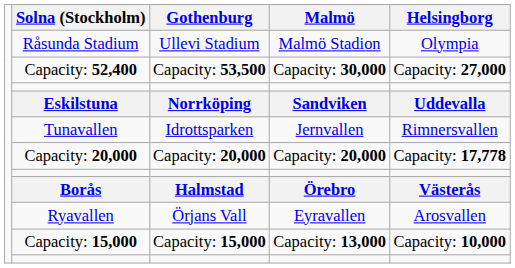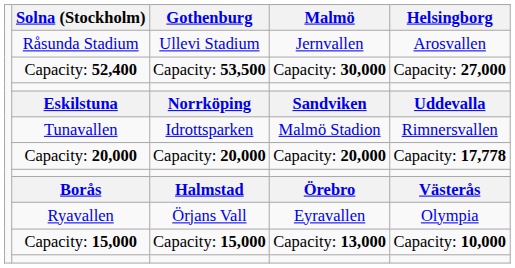(330, 43) Malmö Stadion -> (330, 43) Jernvallen
(450, 43) Olympia -> (450, 43) Arosvallen
(330, 129) Jernvallen -> (330, 129) Malmö Stadion
(450, 215) Arosvallen -> (450, 215) Olympia
